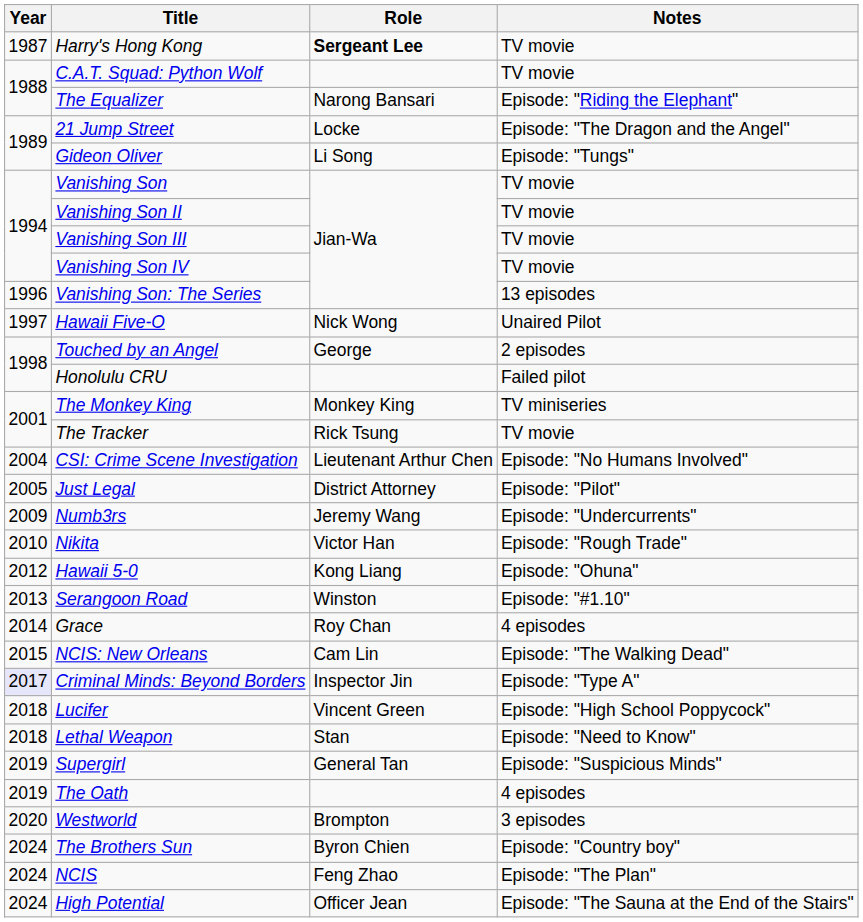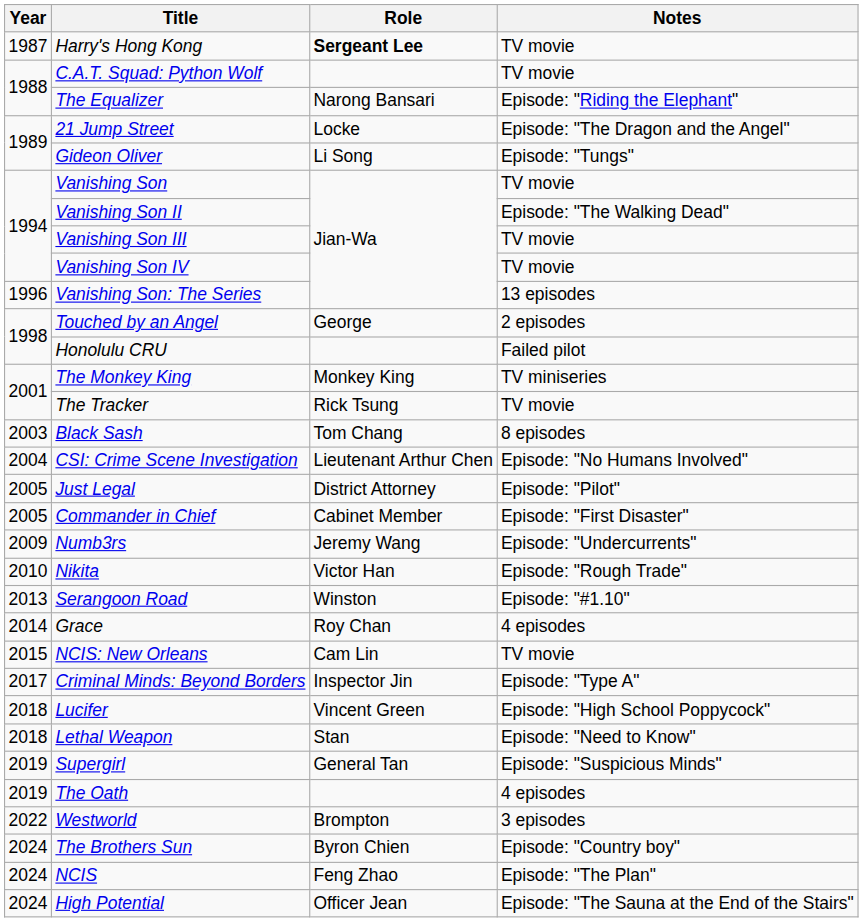(538, 211) TV movie -> (615, 211) Episode: "The Walking Dead"
- row: (110, 322)
+ row: (99, 433)
+ row: (135, 516)
- row: (97, 571)
(615, 654) Episode: "The Walking Dead" -> (538, 654) TV movie
(28, 682) lavender background -> (28, 682) no background
(28, 820) 2020 -> (28, 820) 2022
